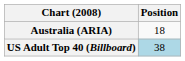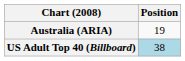(159, 30) 18 -> (159, 30) 19
